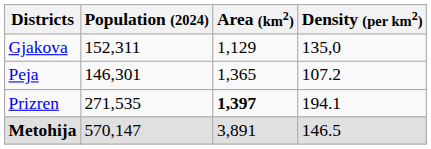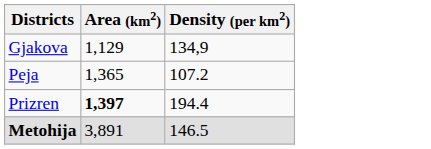- column: (147, 19)
(321, 47) 135,0 -> (189, 47) 134,9
(321, 102) 194.1 -> (189, 102) 194.4
